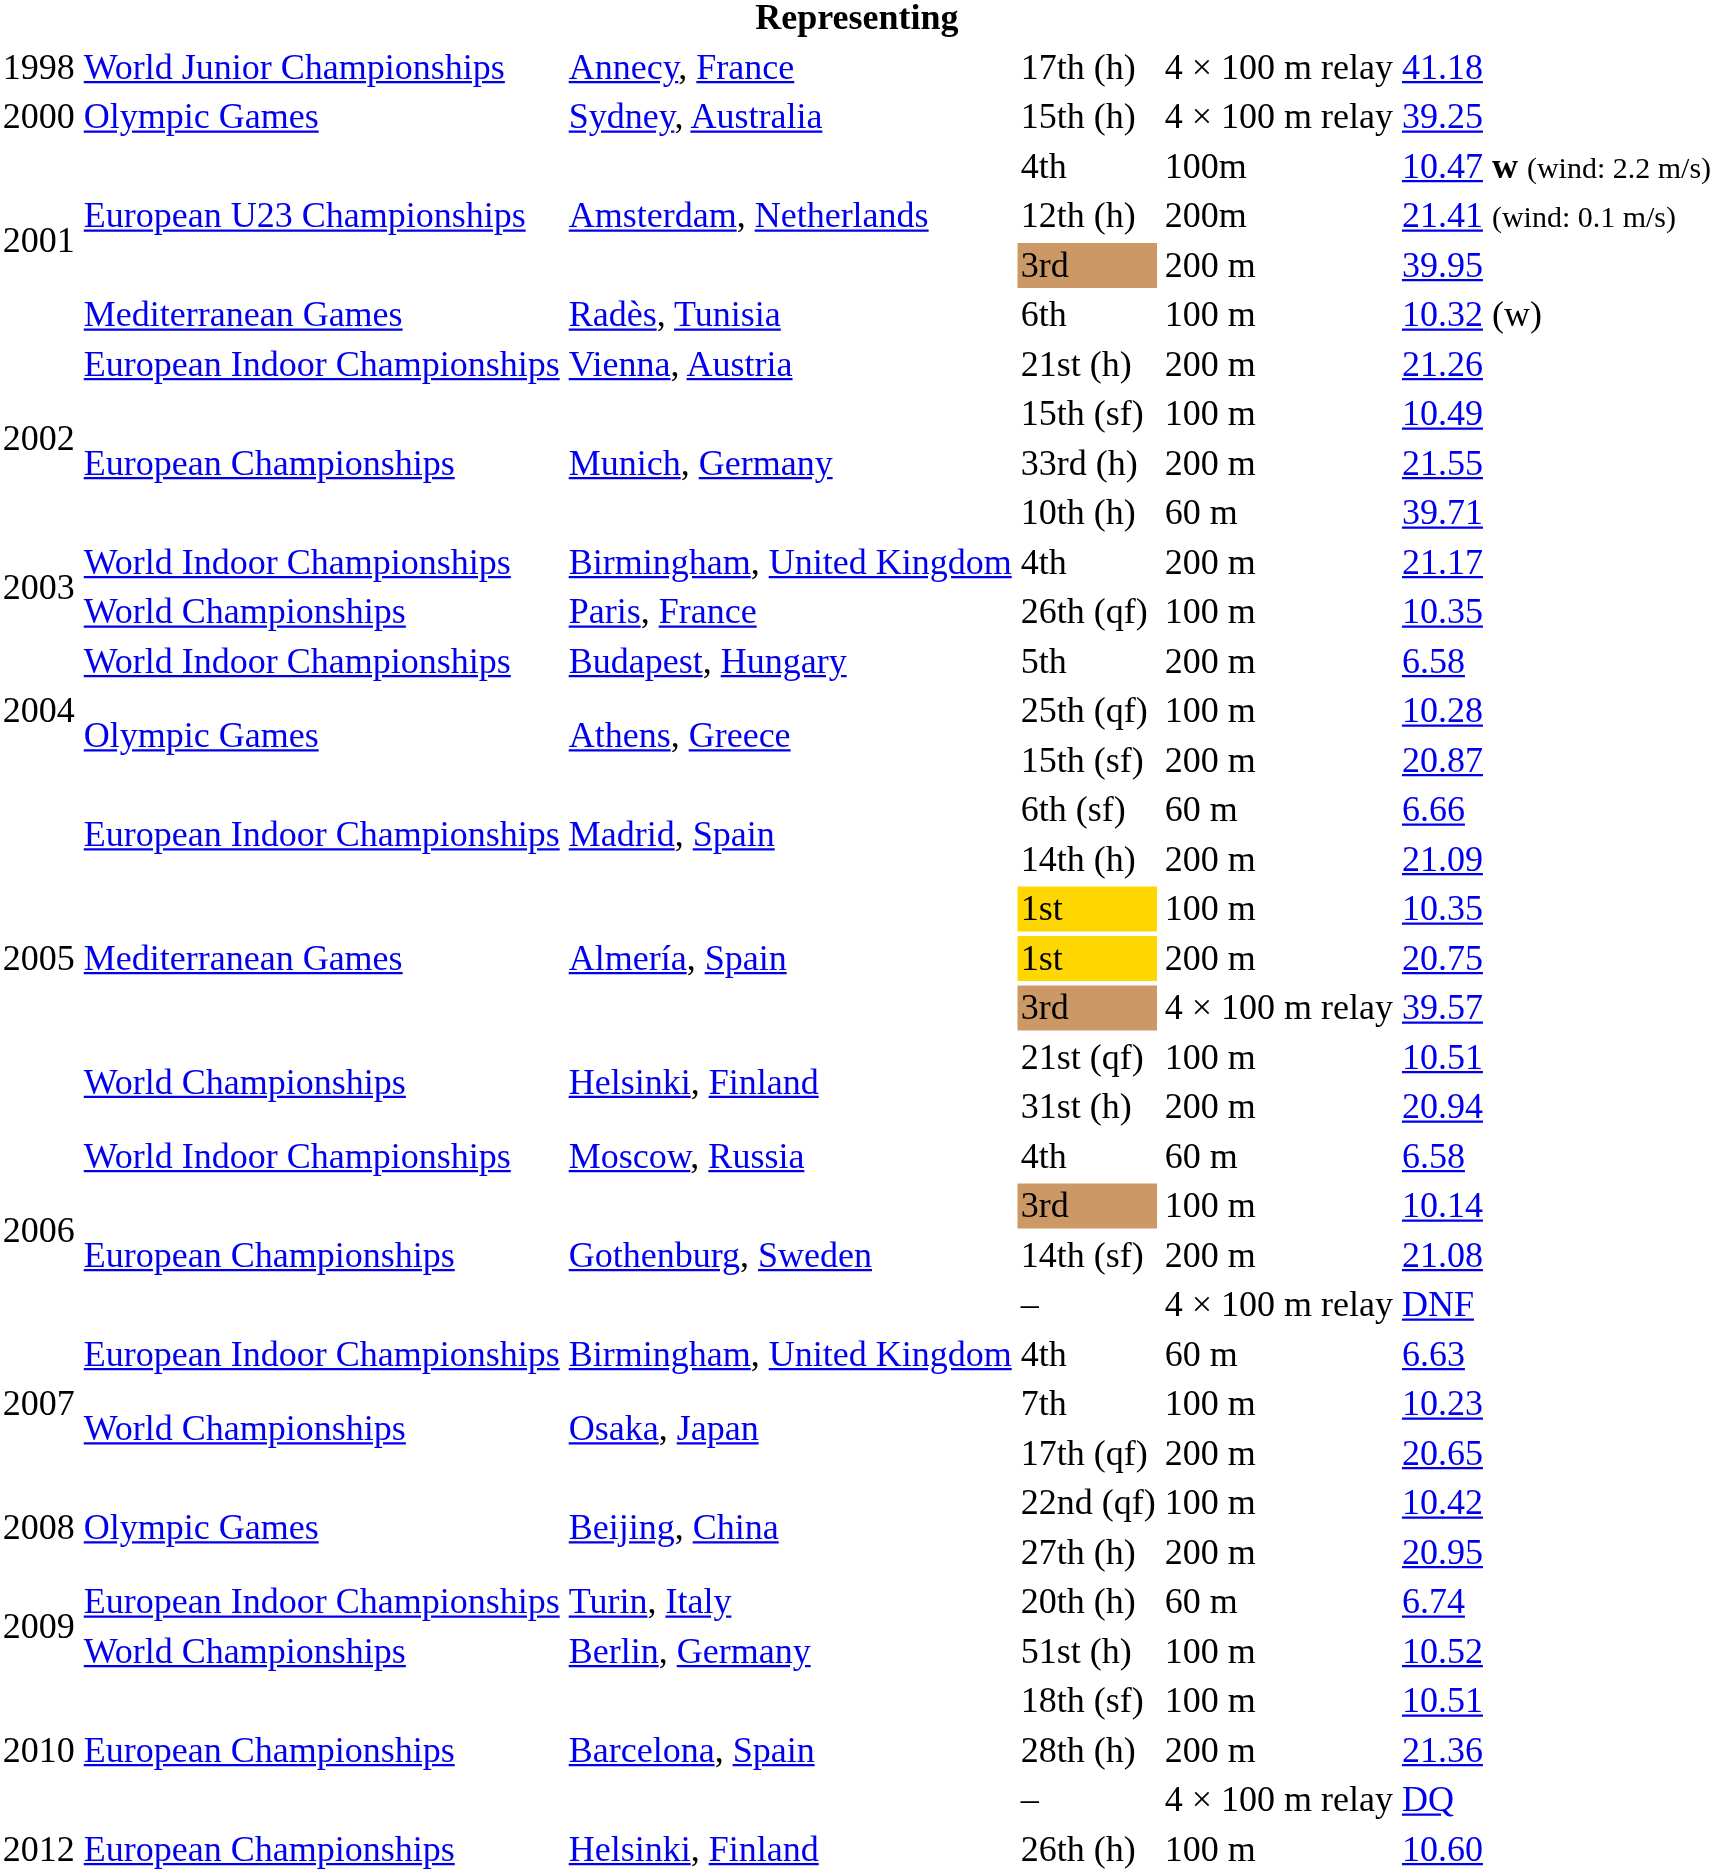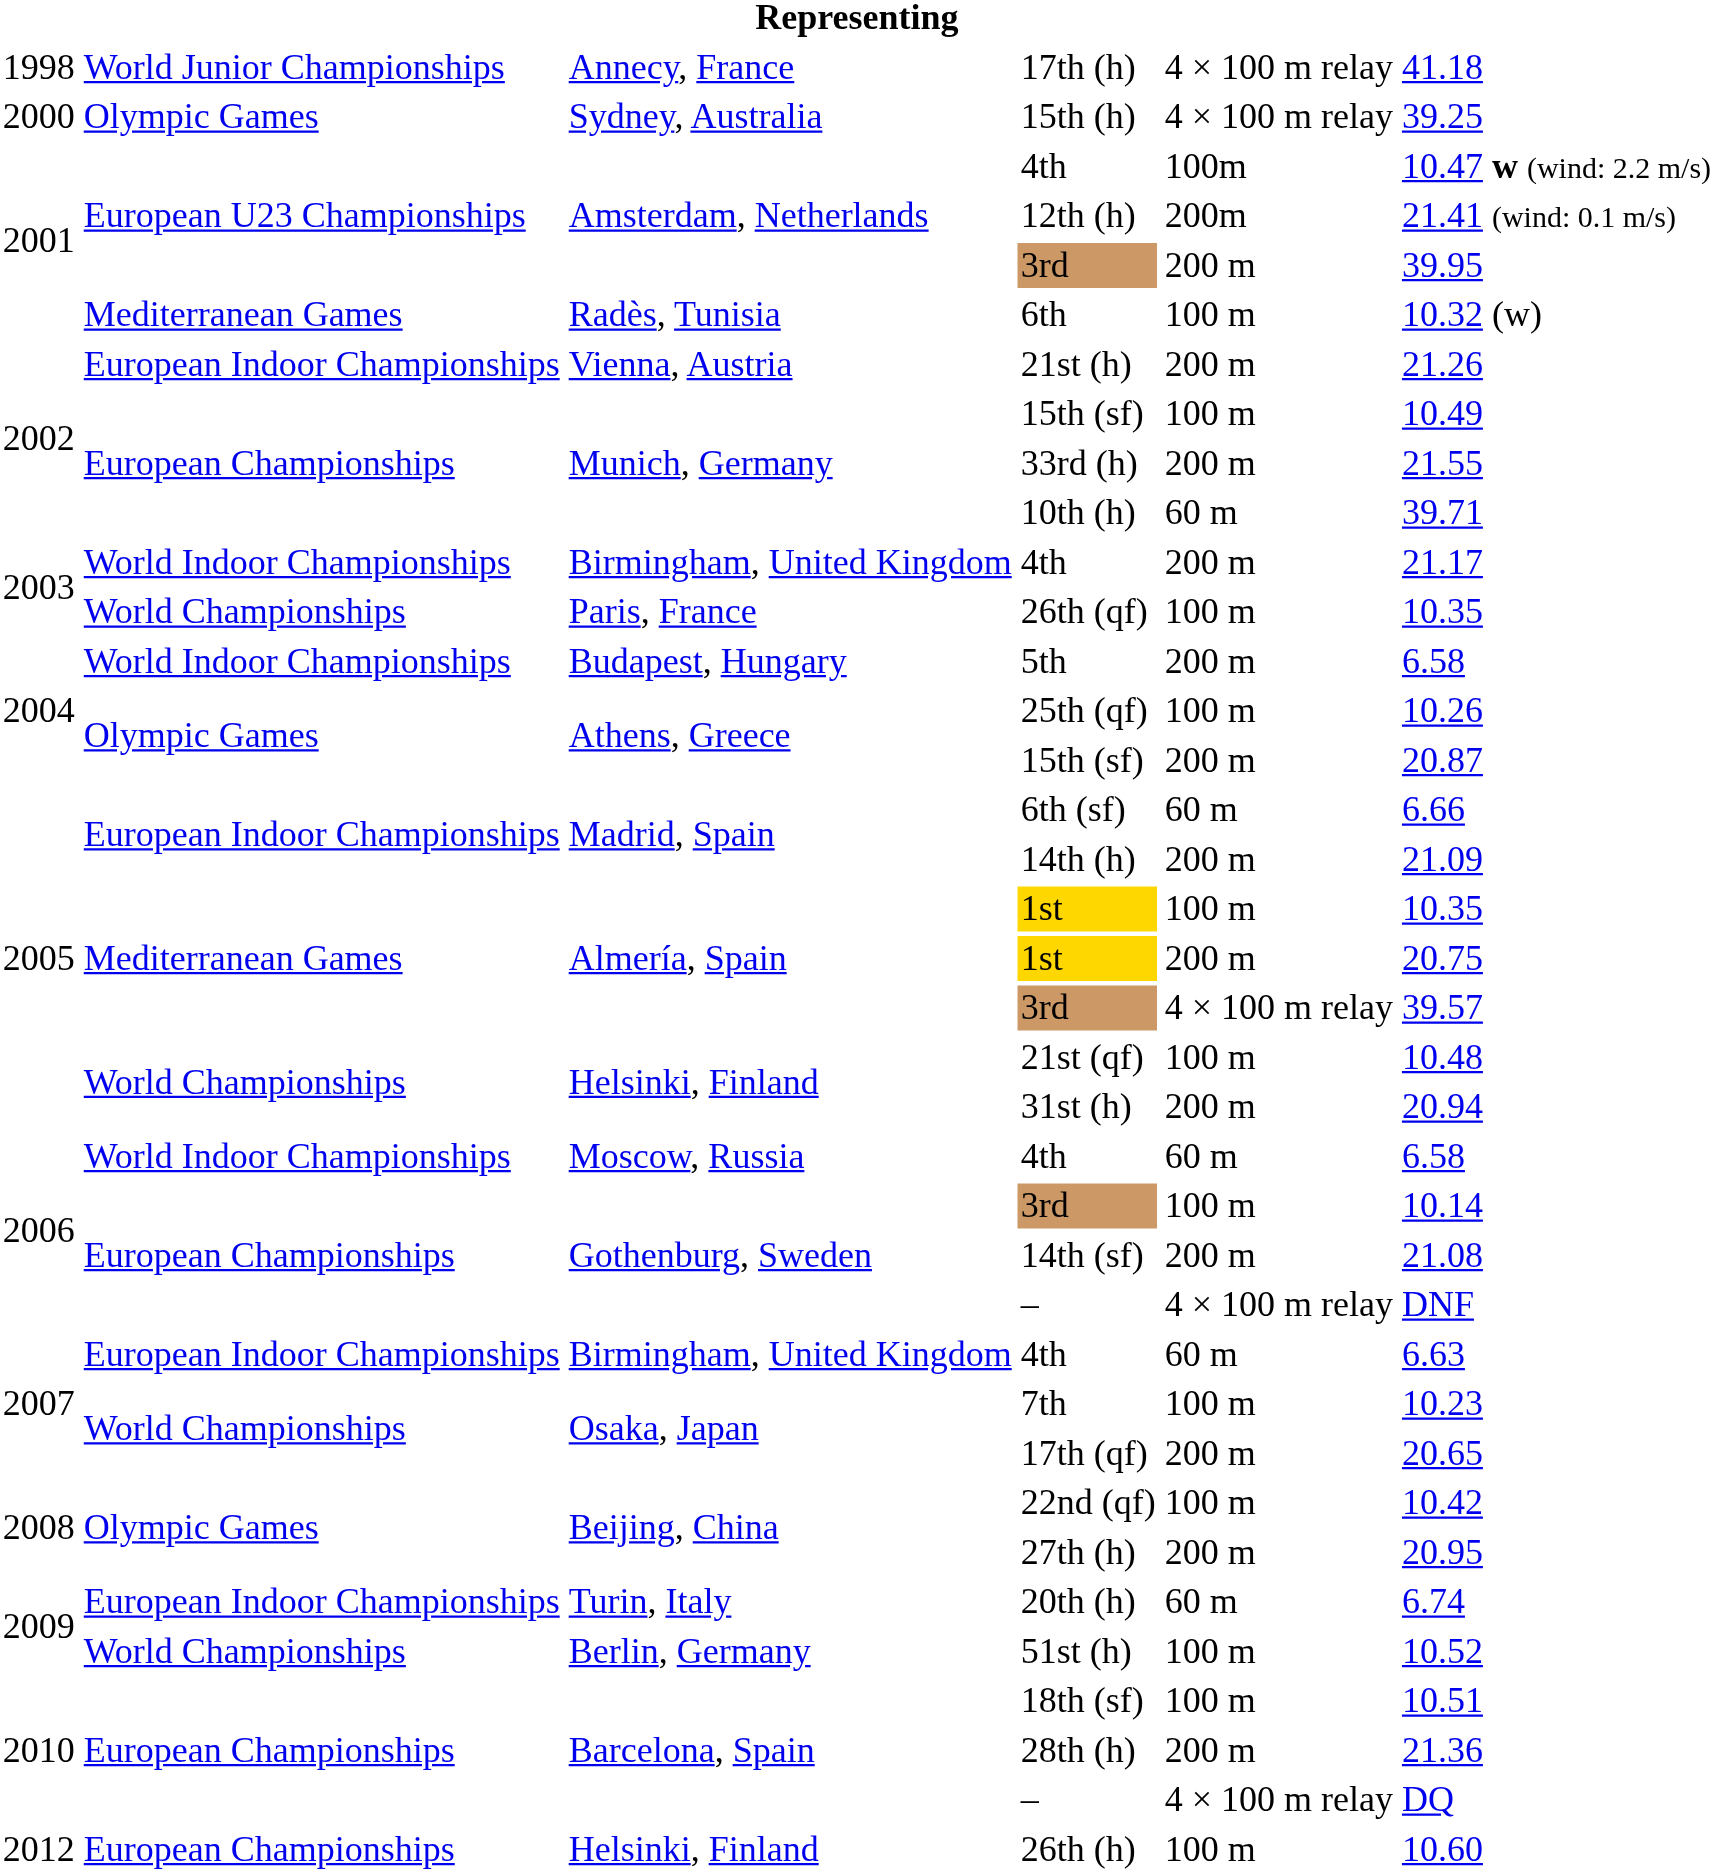(1442, 710) 10.28 -> (1442, 710) 10.26
(1442, 1056) 10.51 -> (1442, 1056) 10.48
